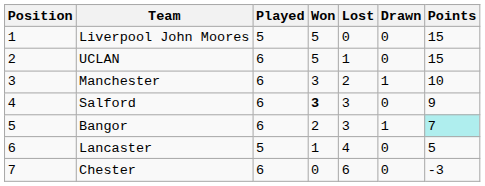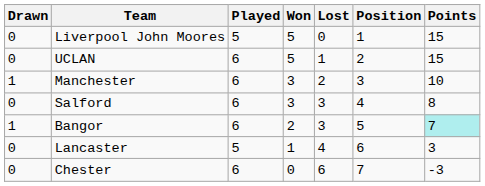columns swapped: (40, 16) <-> (401, 16)
(315, 104) bold -> (291, 104) normal
(432, 104) 9 -> (432, 104) 8
(432, 148) 5 -> (432, 148) 3
